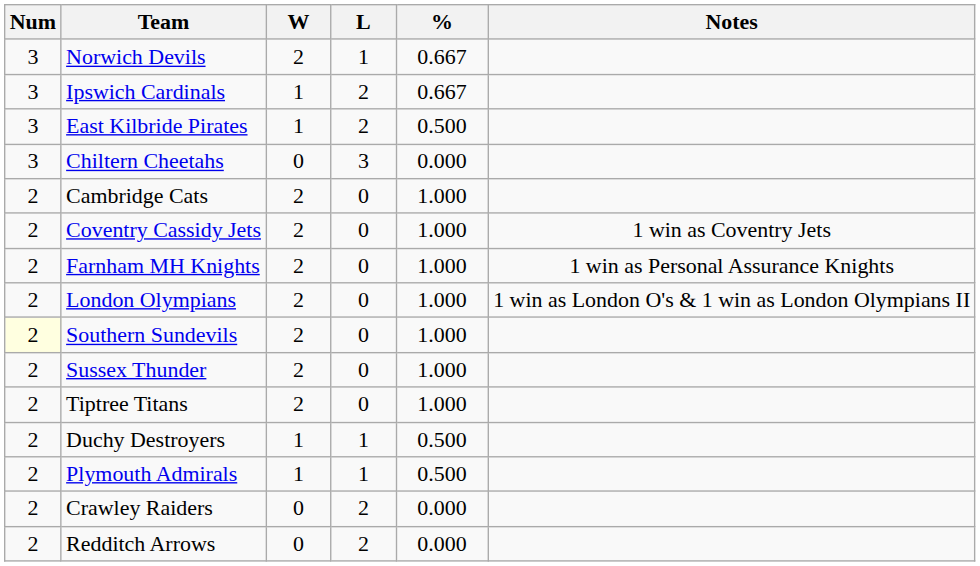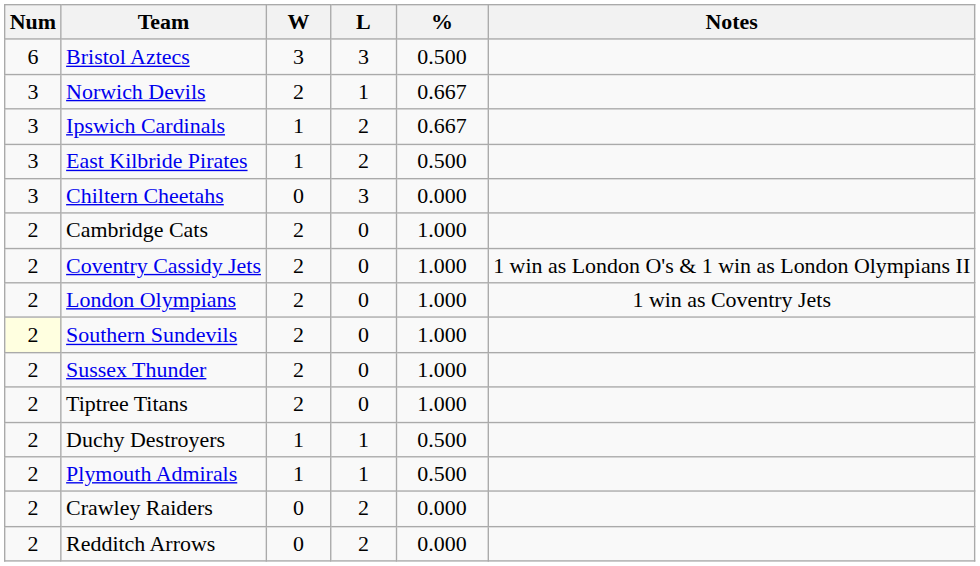+ row: (128, 56)
(732, 230) 1 win as Coventry Jets -> (732, 265) 1 win as London O's & 1 win as London Olympians II
- row: (163, 265)
(732, 299) 1 win as London O's & 1 win as London Olympians II -> (732, 299) 1 win as Coventry Jets
